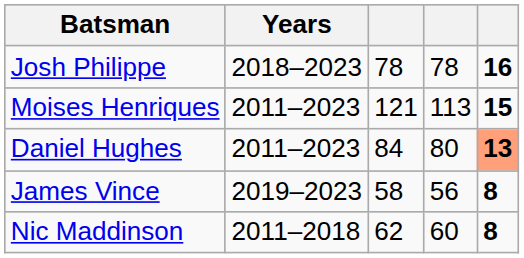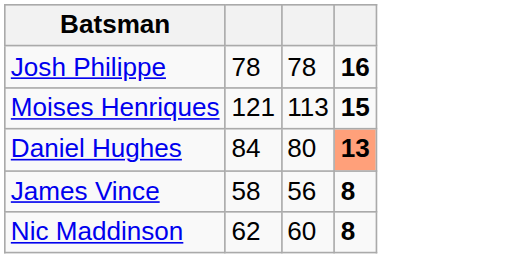- column: (297, 25)
